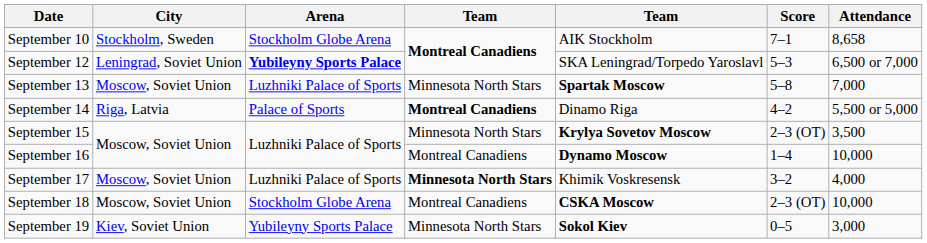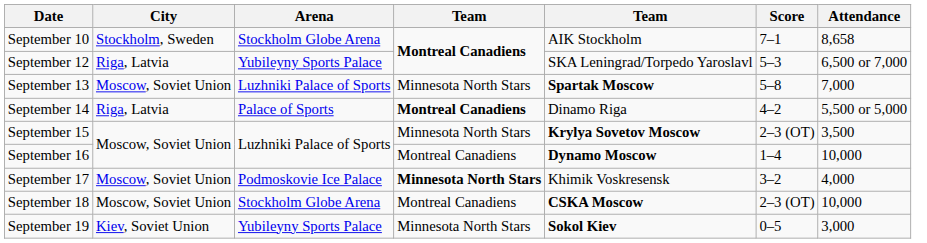(169, 62) Leningrad, Soviet Union -> (132, 62) Riga, Latvia
(325, 62) bold -> (310, 62) normal
(325, 179) Luzhniki Palace of Sports -> (310, 179) Podmoskovie Ice Palace
